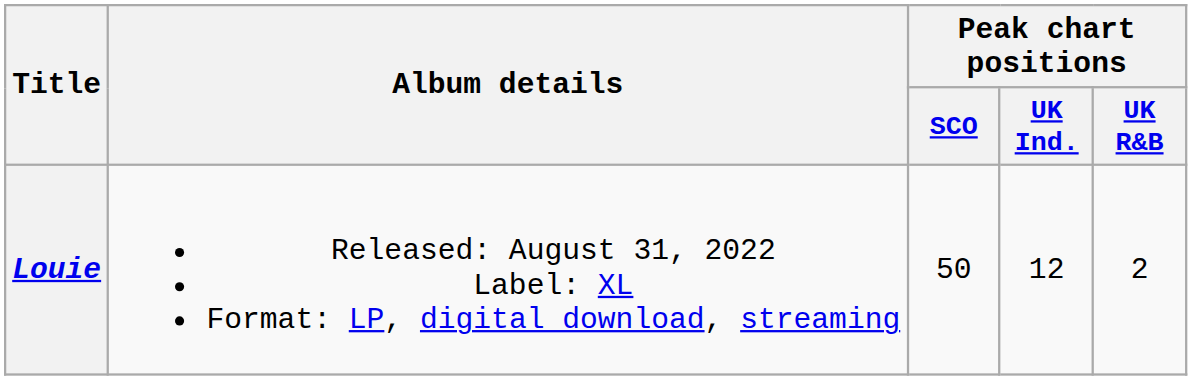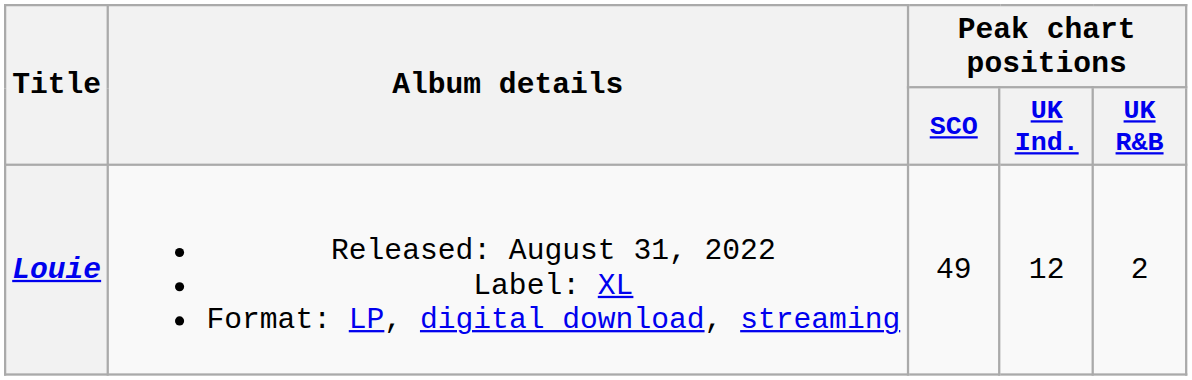(954, 269) 50 -> (954, 269) 49
